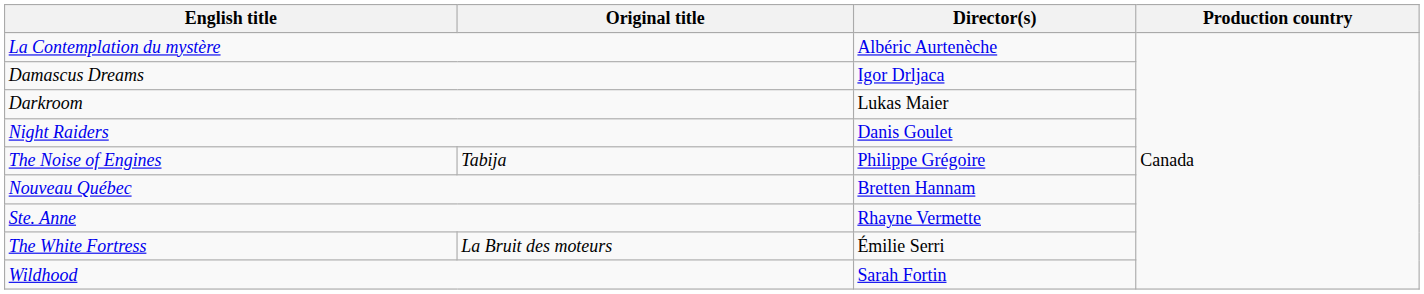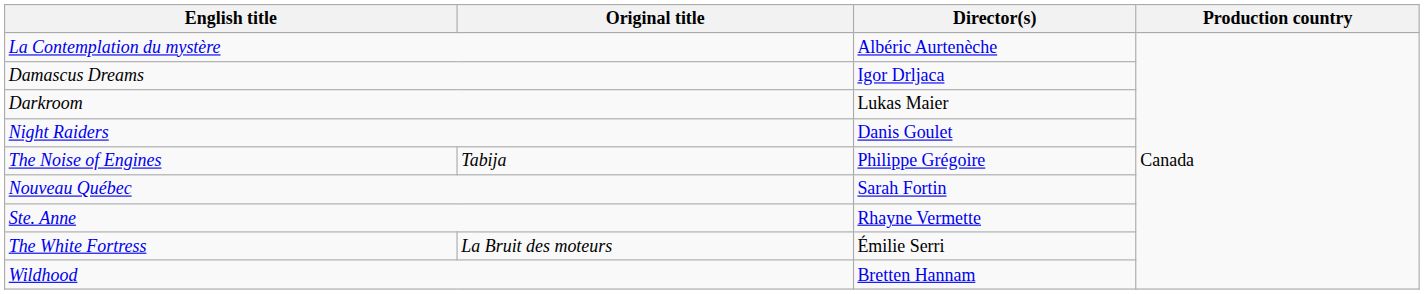(916, 189) Bretten Hannam -> (902, 189) Sarah Fortin
(902, 274) Sarah Fortin -> (916, 274) Bretten Hannam
